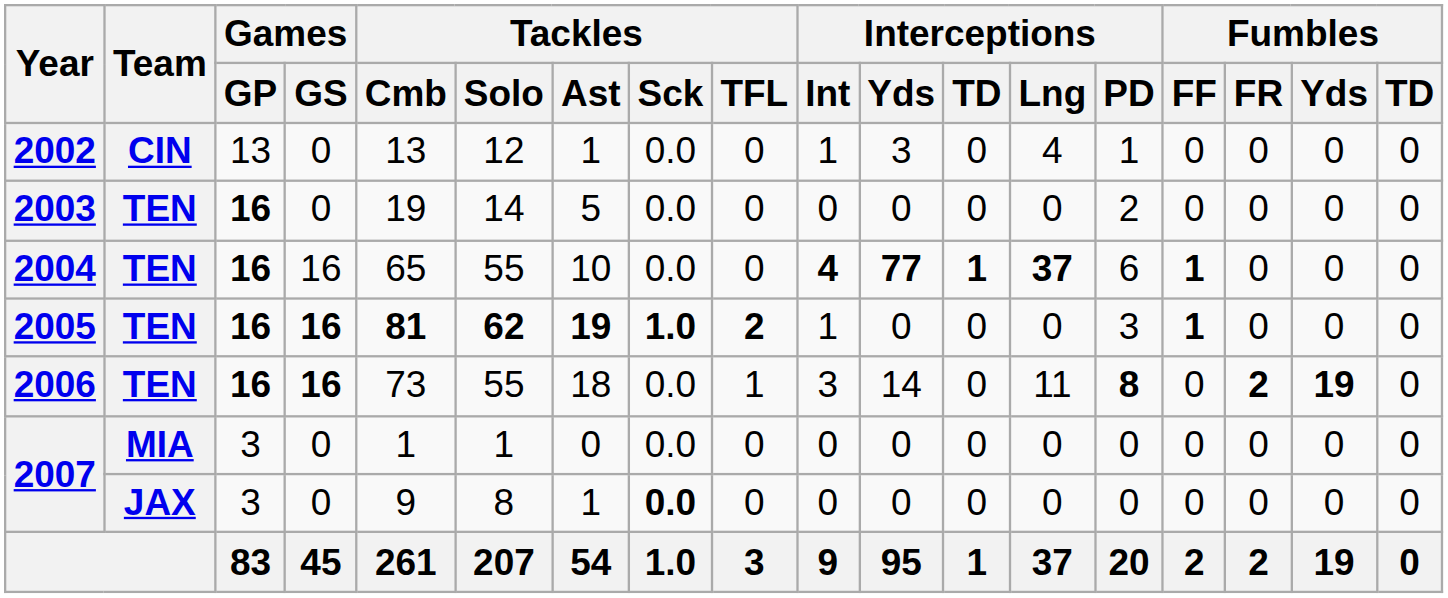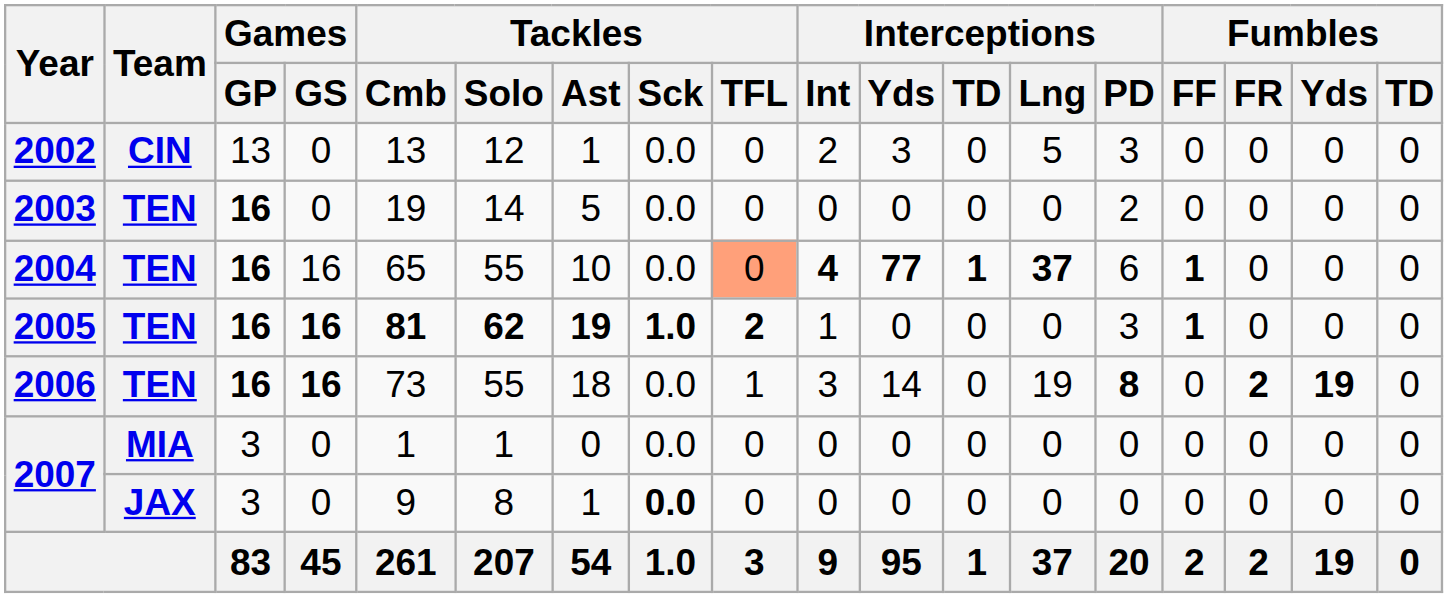(828, 151) 1 -> (828, 151) 2
(1052, 151) 4 -> (1052, 151) 5
(1129, 151) 1 -> (1129, 151) 3
(754, 268) no background -> (754, 268) lightsalmon background
(1052, 385) 11 -> (1052, 385) 19
